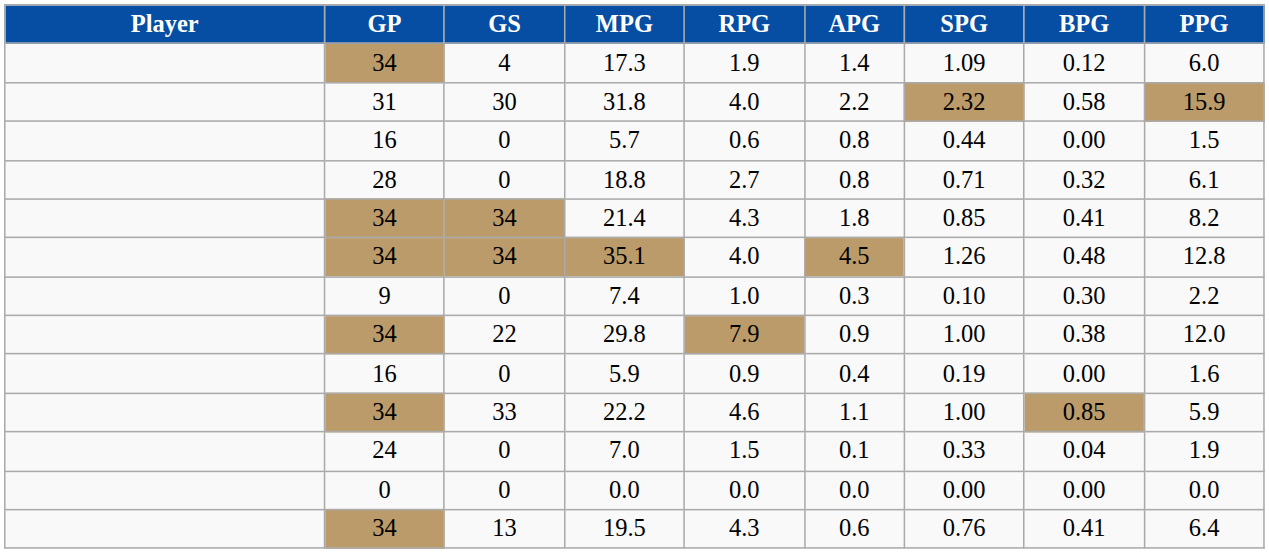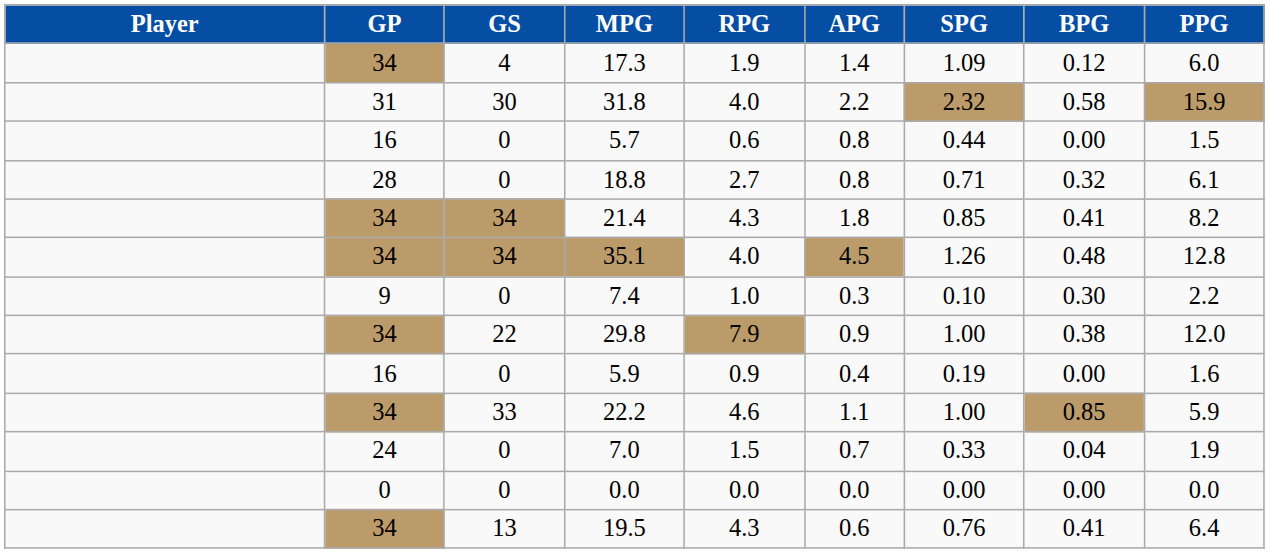(854, 450) 0.1 -> (854, 450) 0.7
